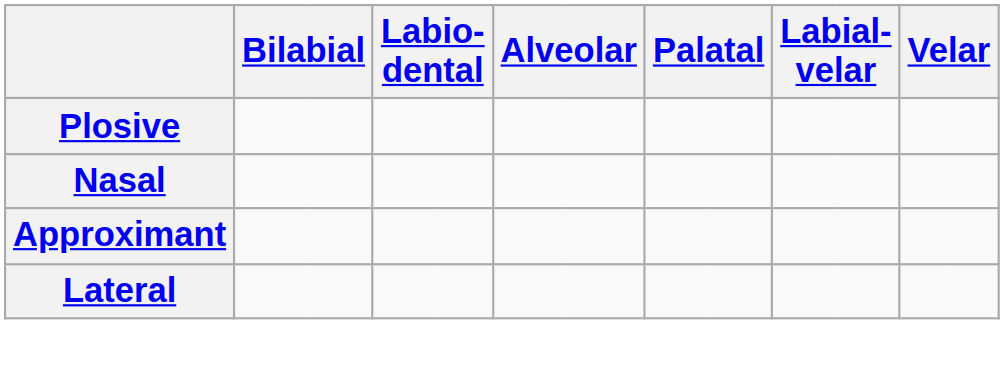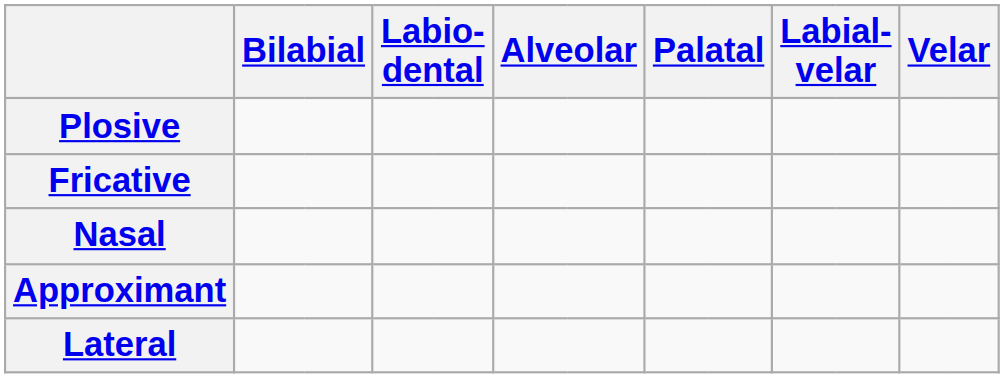+ row: (120, 180)
